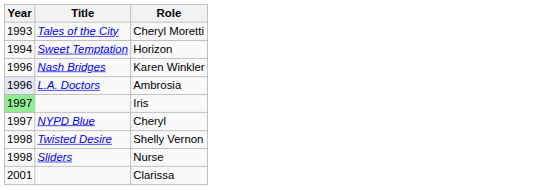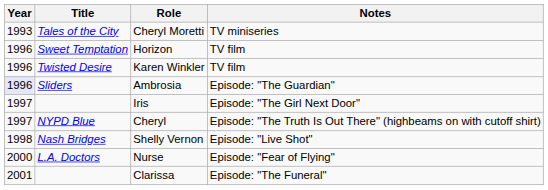+ column: (375, 13)
(20, 49) 1994 -> (20, 49) 1996
(72, 67) Nash Bridges -> (75, 67) Twisted Desire
(69, 85) L.A. Doctors -> (55, 85) Sliders
(20, 103) lightgreen background -> (20, 103) no background
(75, 139) Twisted Desire -> (72, 139) Nash Bridges
(20, 157) 1998 -> (20, 157) 2000
(55, 157) Sliders -> (69, 157) L.A. Doctors
